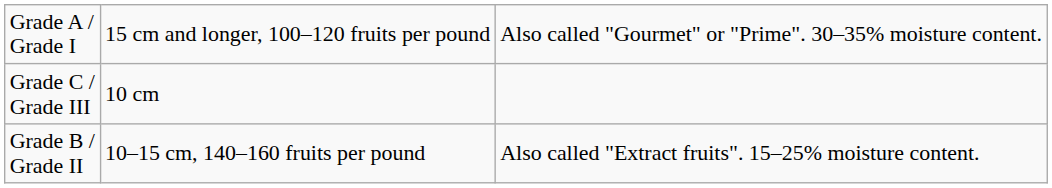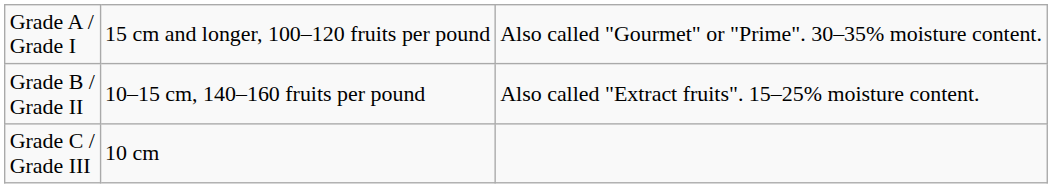rows swapped: (52, 153) <-> (52, 93)
